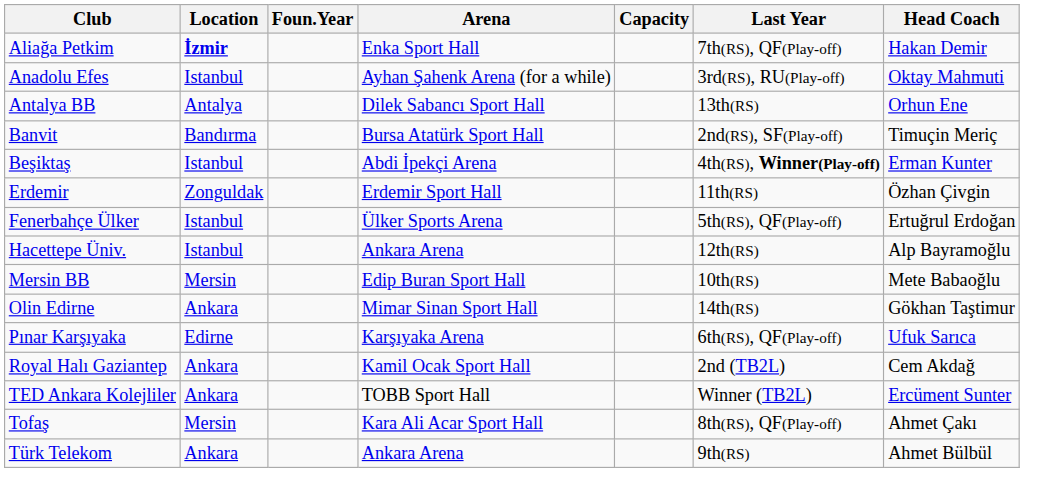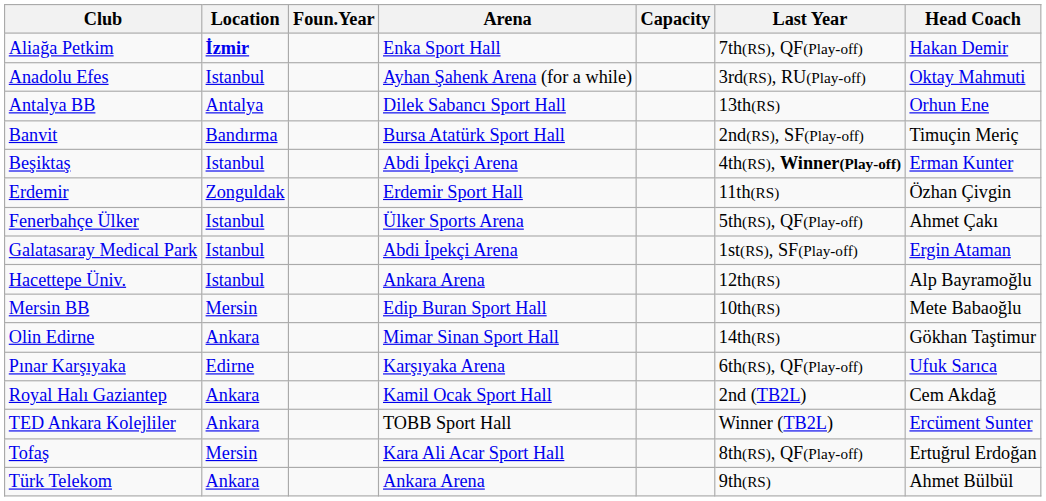(952, 221) Ertuğrul Erdoğan -> (954, 221) Ahmet Çakı
+ row: (103, 250)
(932, 423) Ahmet Çakı -> (973, 452) Ertuğrul Erdoğan
